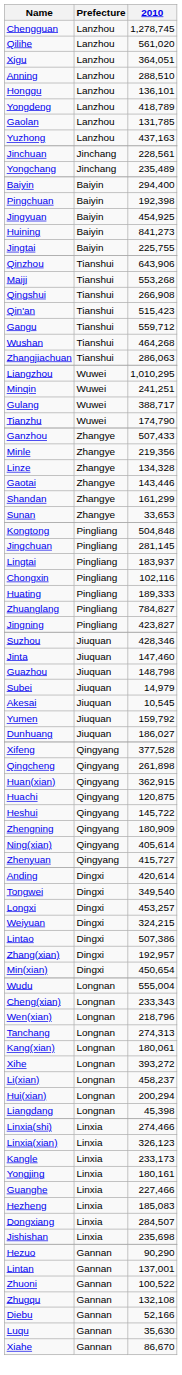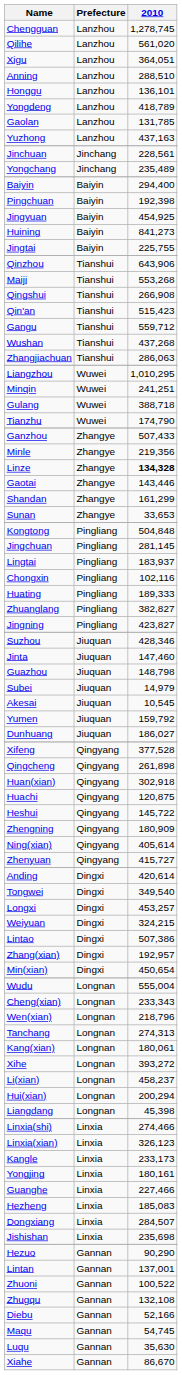(156, 342) 464,268 -> (156, 342) 437,268
(156, 405) 388,717 -> (156, 405) 388,718
(156, 468) normal -> (156, 468) bold
(156, 609) 784,827 -> (156, 609) 382,827
(156, 782) 362,915 -> (156, 782) 302,918
+ row: (19, 1331)
